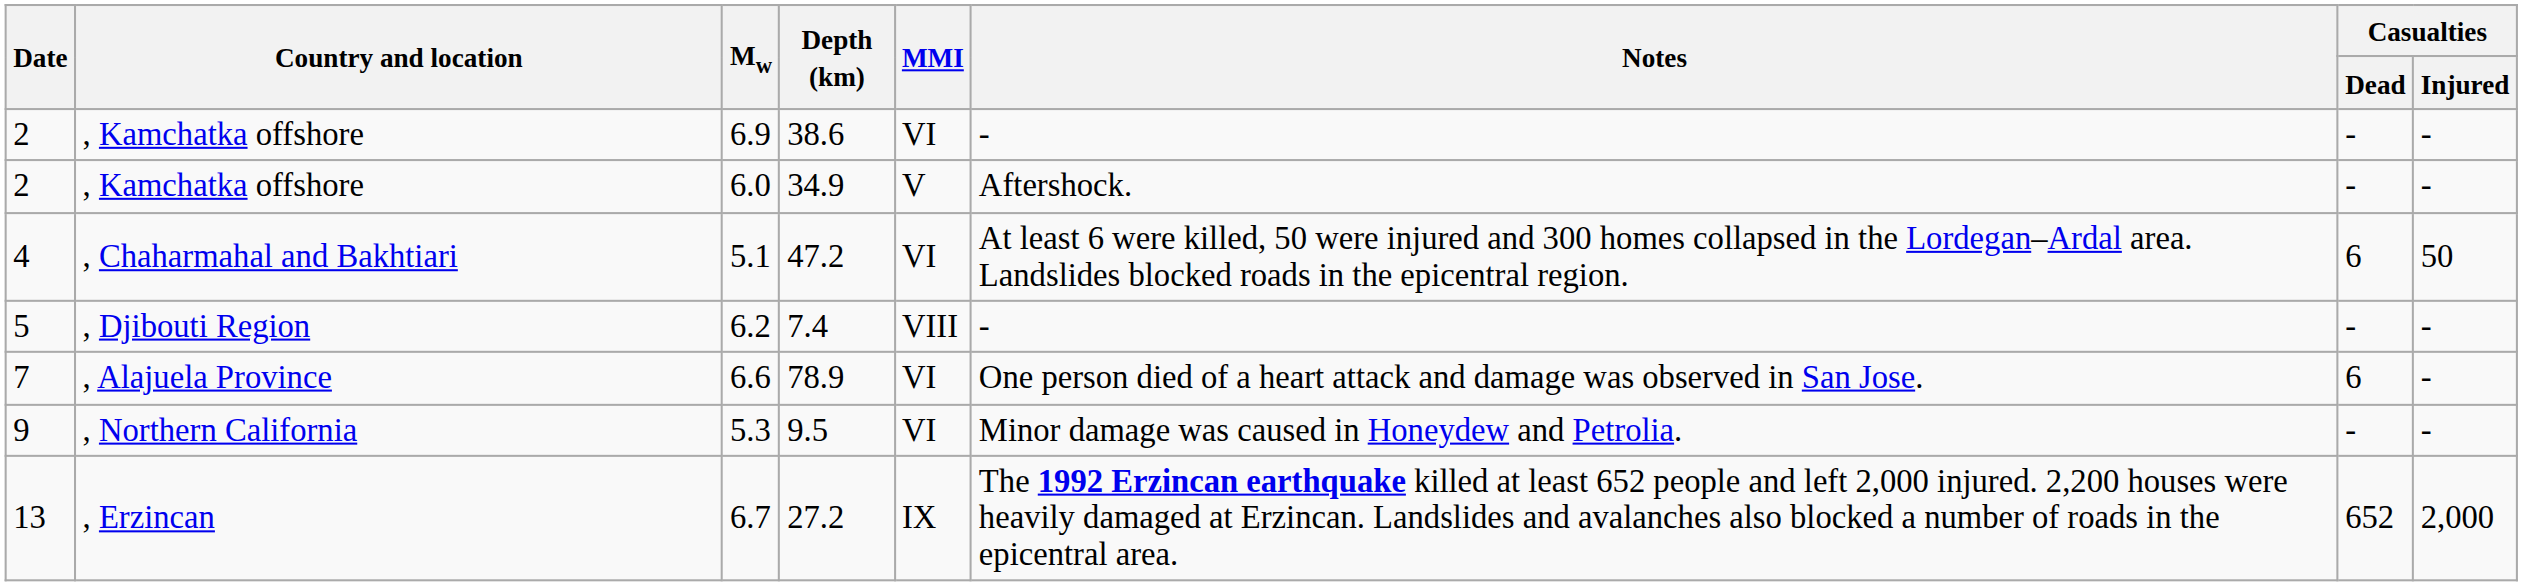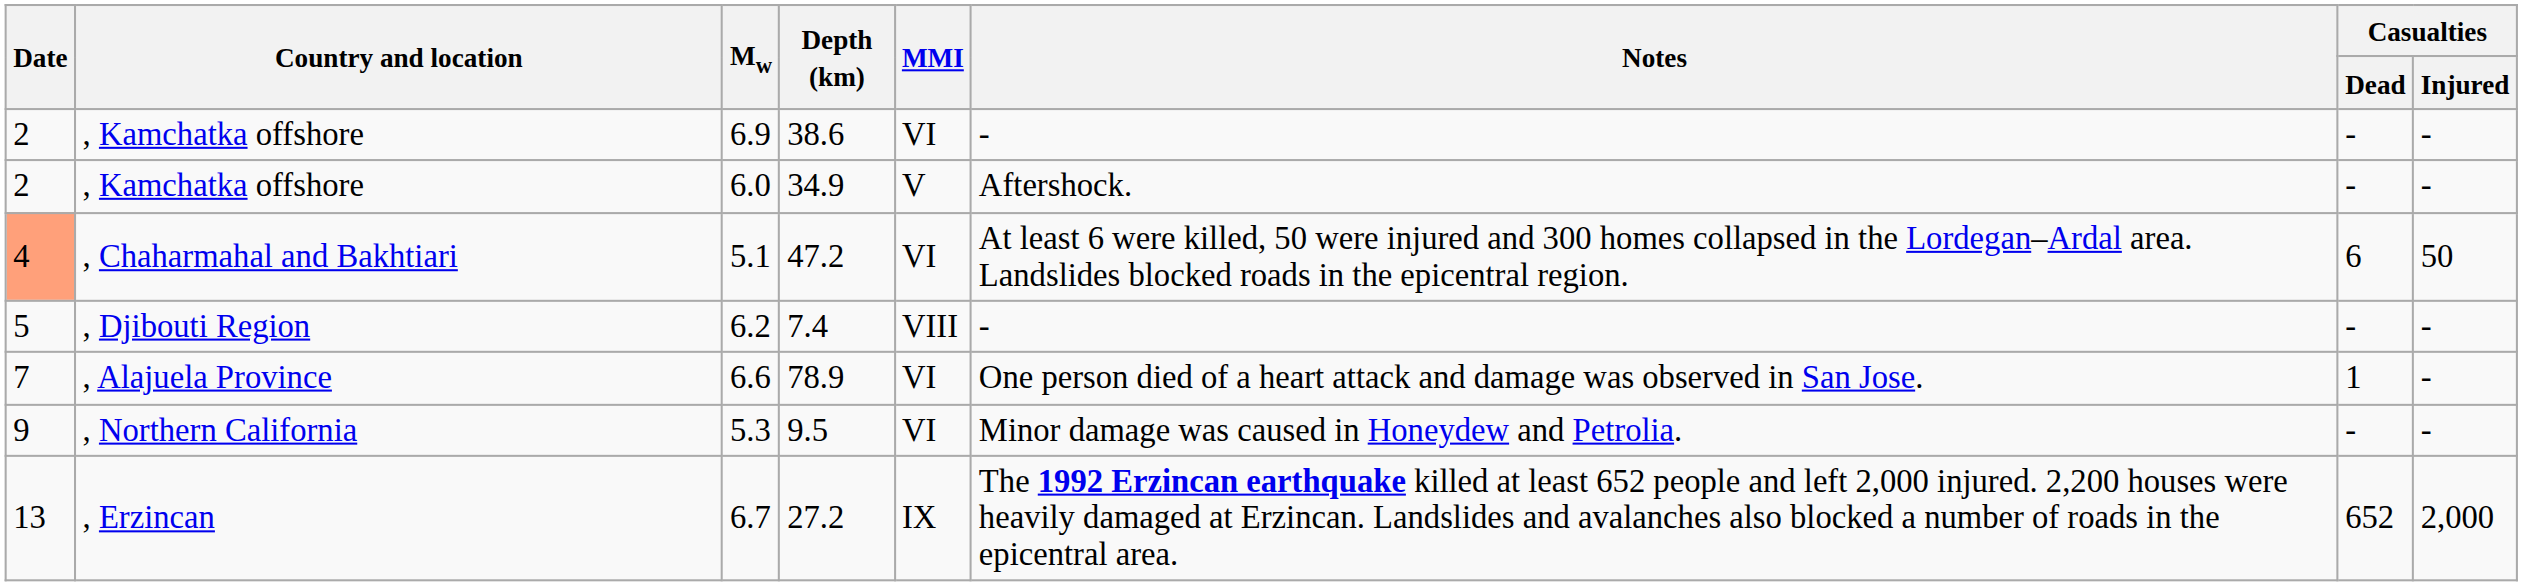(21, 255) no background -> (21, 255) lightsalmon background
(2353, 377) 6 -> (2353, 377) 1
